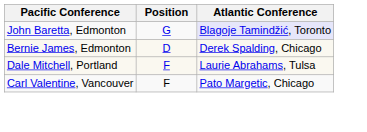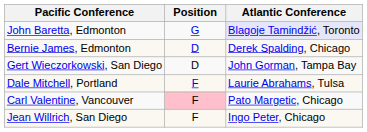+ row: (85, 65)
(167, 83) no background -> (195, 100) pink background
+ row: (67, 118)
